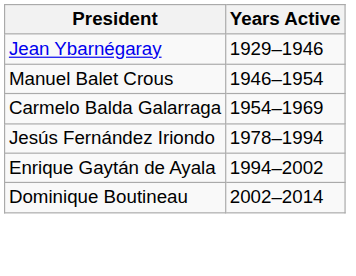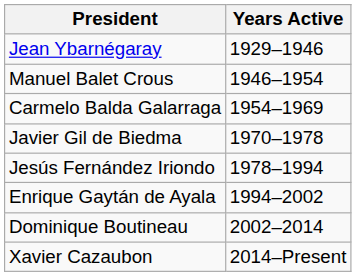+ row: (95, 138)
+ row: (81, 256)
